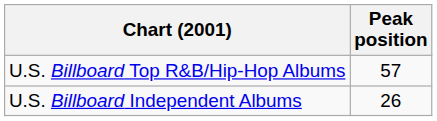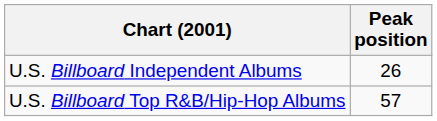rows swapped: (155, 100) <-> (177, 70)
